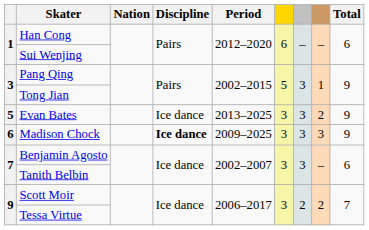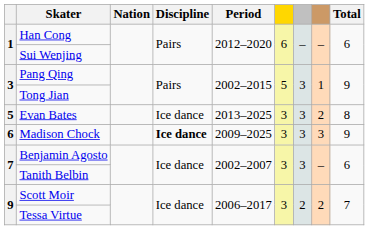(347, 114) 9 -> (347, 114) 8
